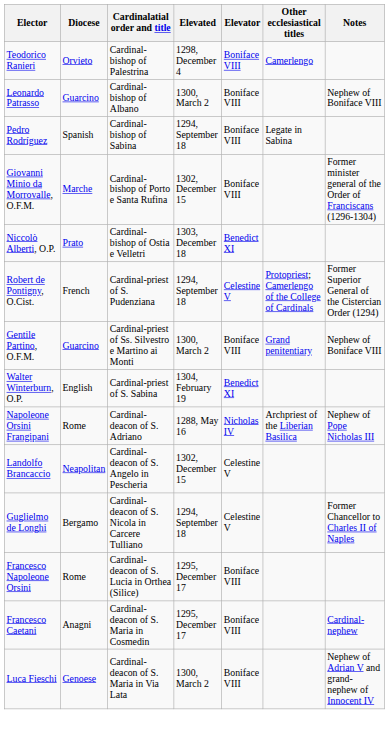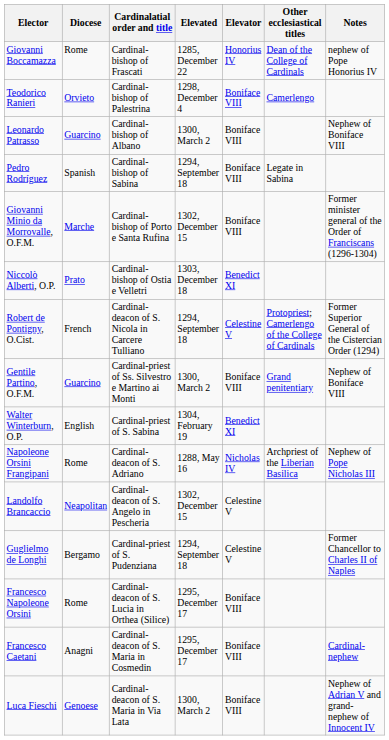+ row: (31, 55)
(139, 291) Cardinal-priest of S. Pudenziana -> (136, 329) Cardinal-deacon of S. Nicola in Carcere Tulliano
(134, 522) Cardinal-deacon of S. Nicola in Carcere Tulliano -> (141, 554) Cardinal-priest of S. Pudenziana
